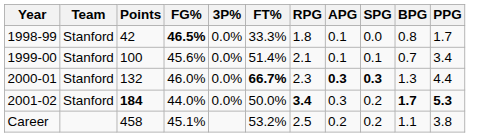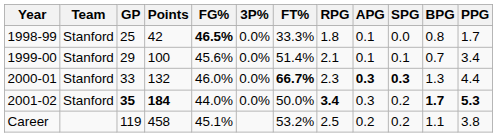+ column: (131, 15)
